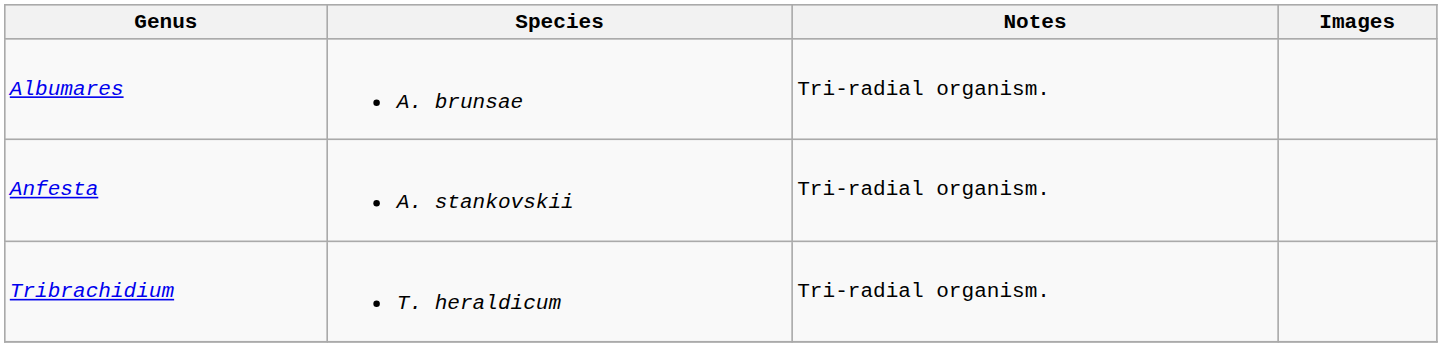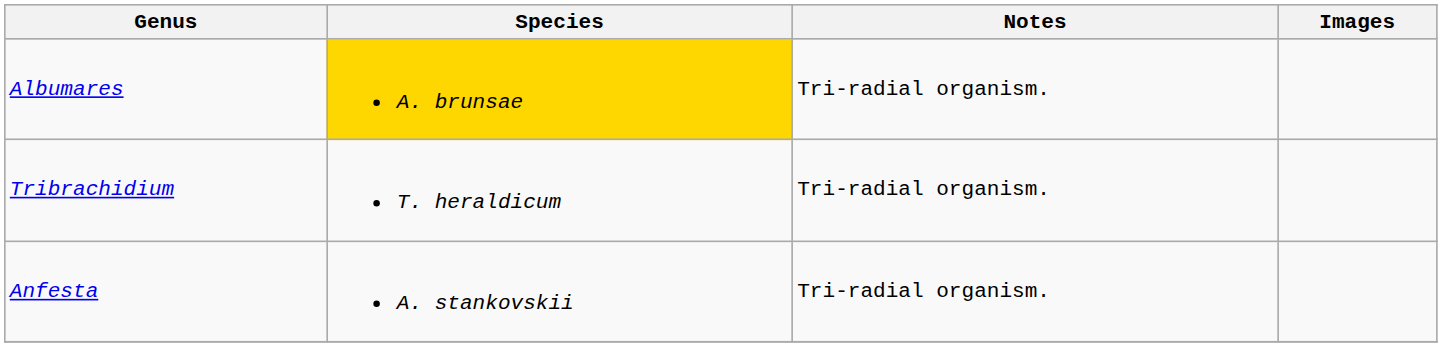(560, 102) no background -> (560, 102) gold background
rows swapped: (54, 190) <-> (92, 291)
